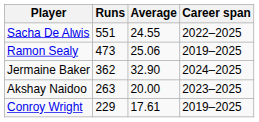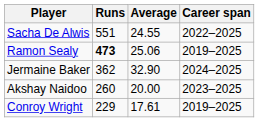(105, 51) normal -> (105, 51) bold
(105, 88) 263 -> (105, 88) 260
